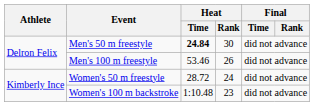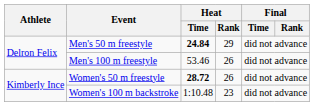(229, 44) 30 -> (229, 44) 29
(198, 77) normal -> (198, 77) bold
(229, 77) 24 -> (229, 77) 26
